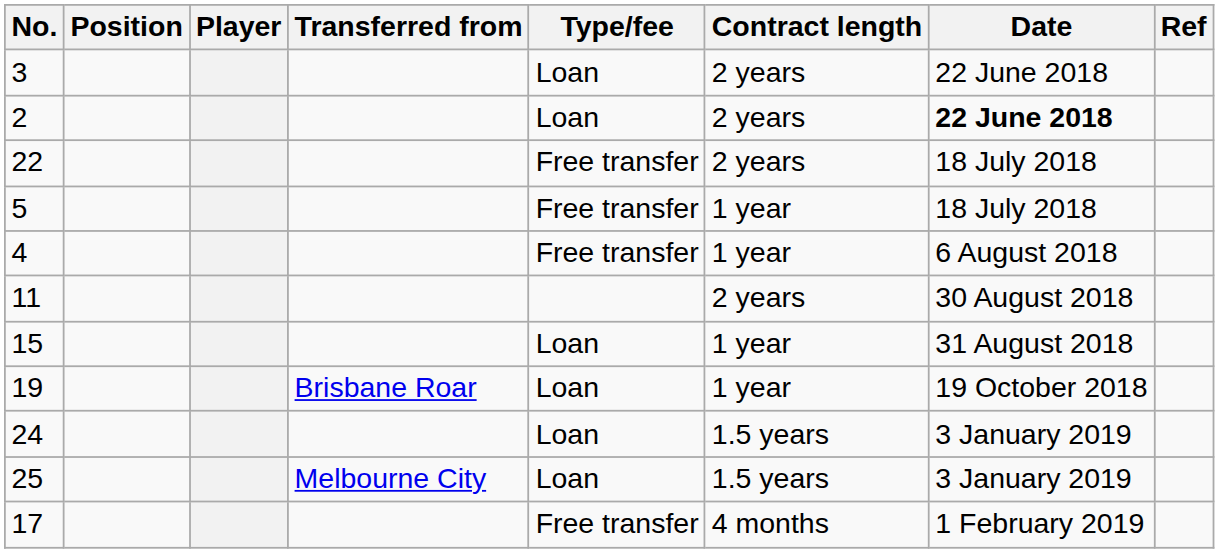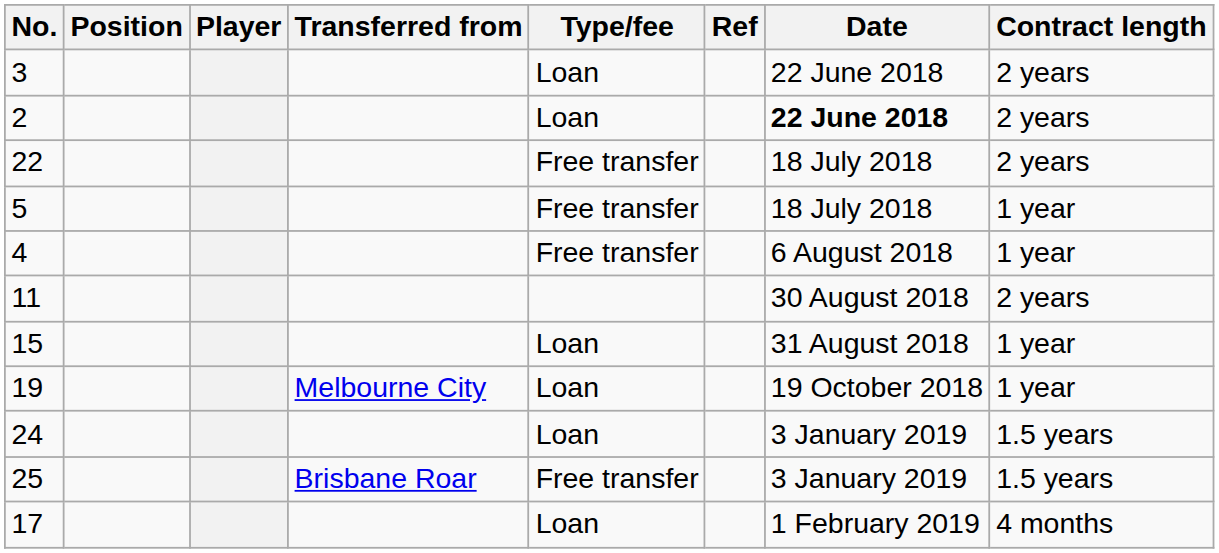columns swapped: (817, 27) <-> (1184, 27)
(386, 388) Brisbane Roar -> (390, 388) Melbourne City
(390, 478) Melbourne City -> (386, 478) Brisbane Roar
(567, 478) Loan -> (617, 478) Free transfer
(617, 523) Free transfer -> (567, 523) Loan
